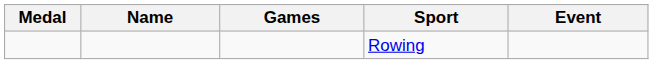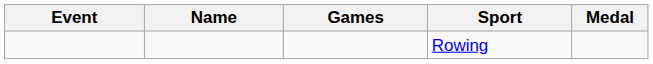columns swapped: (42, 17) <-> (578, 17)
